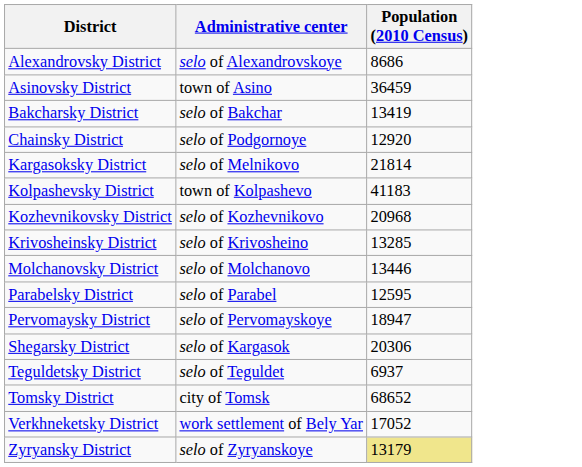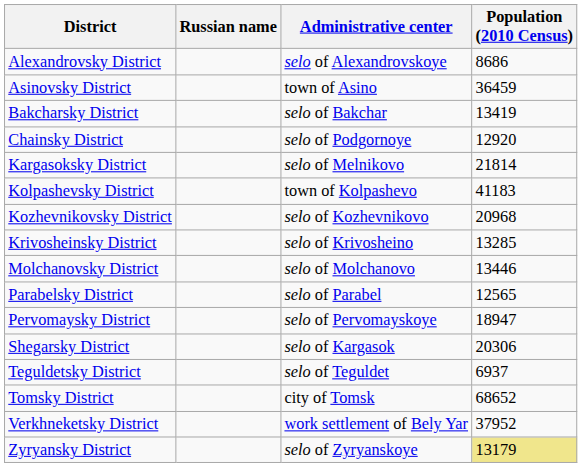+ column: (228, 26)
(391, 294) 12595 -> (496, 294) 12565
(391, 424) 17052 -> (496, 424) 37952
